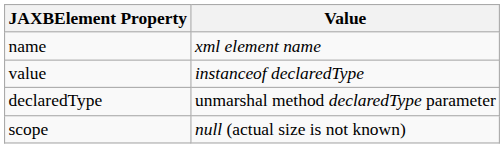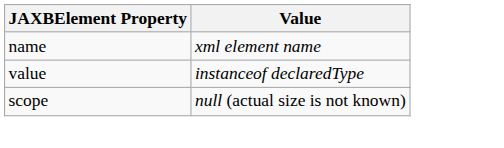- row: (55, 101)
